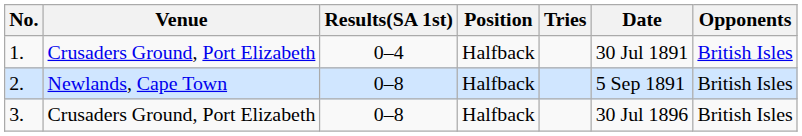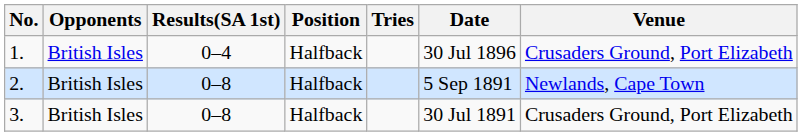columns swapped: (745, 20) <-> (181, 20)
(642, 51) 30 Jul 1891 -> (470, 51) 30 Jul 1896
(642, 114) 30 Jul 1896 -> (470, 114) 30 Jul 1891
